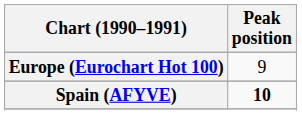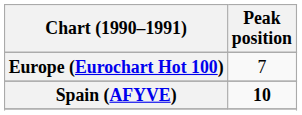(262, 66) 9 -> (262, 66) 7
